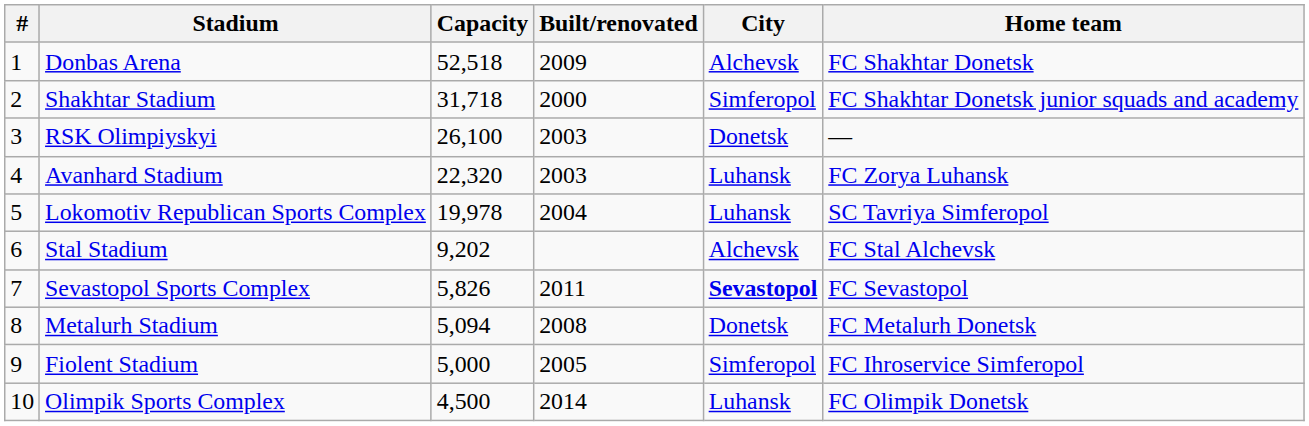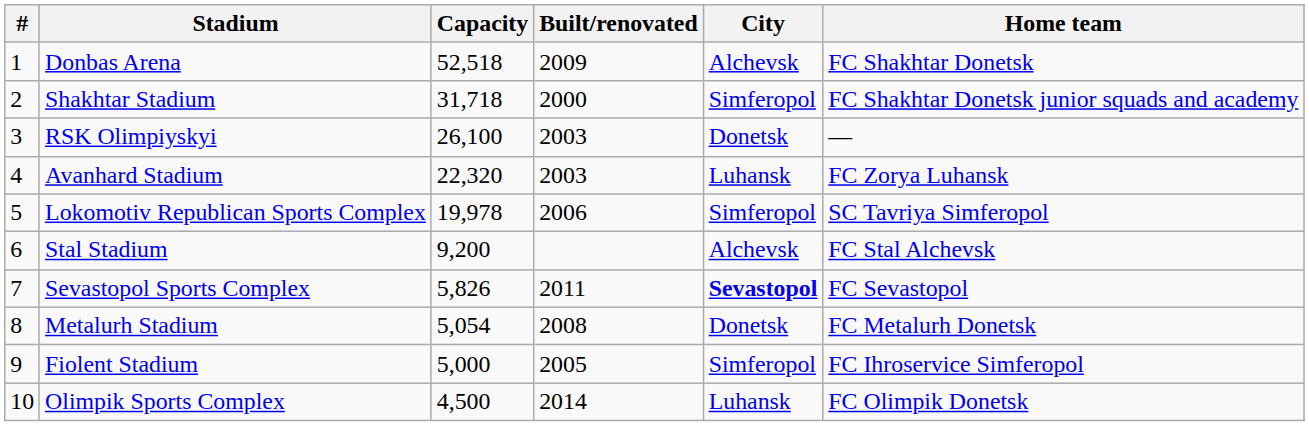(563, 212) 2004 -> (563, 212) 2006
(750, 212) Luhansk -> (762, 212) Simferopol
(464, 250) 9,202 -> (464, 250) 9,200
(464, 325) 5,094 -> (464, 325) 5,054
